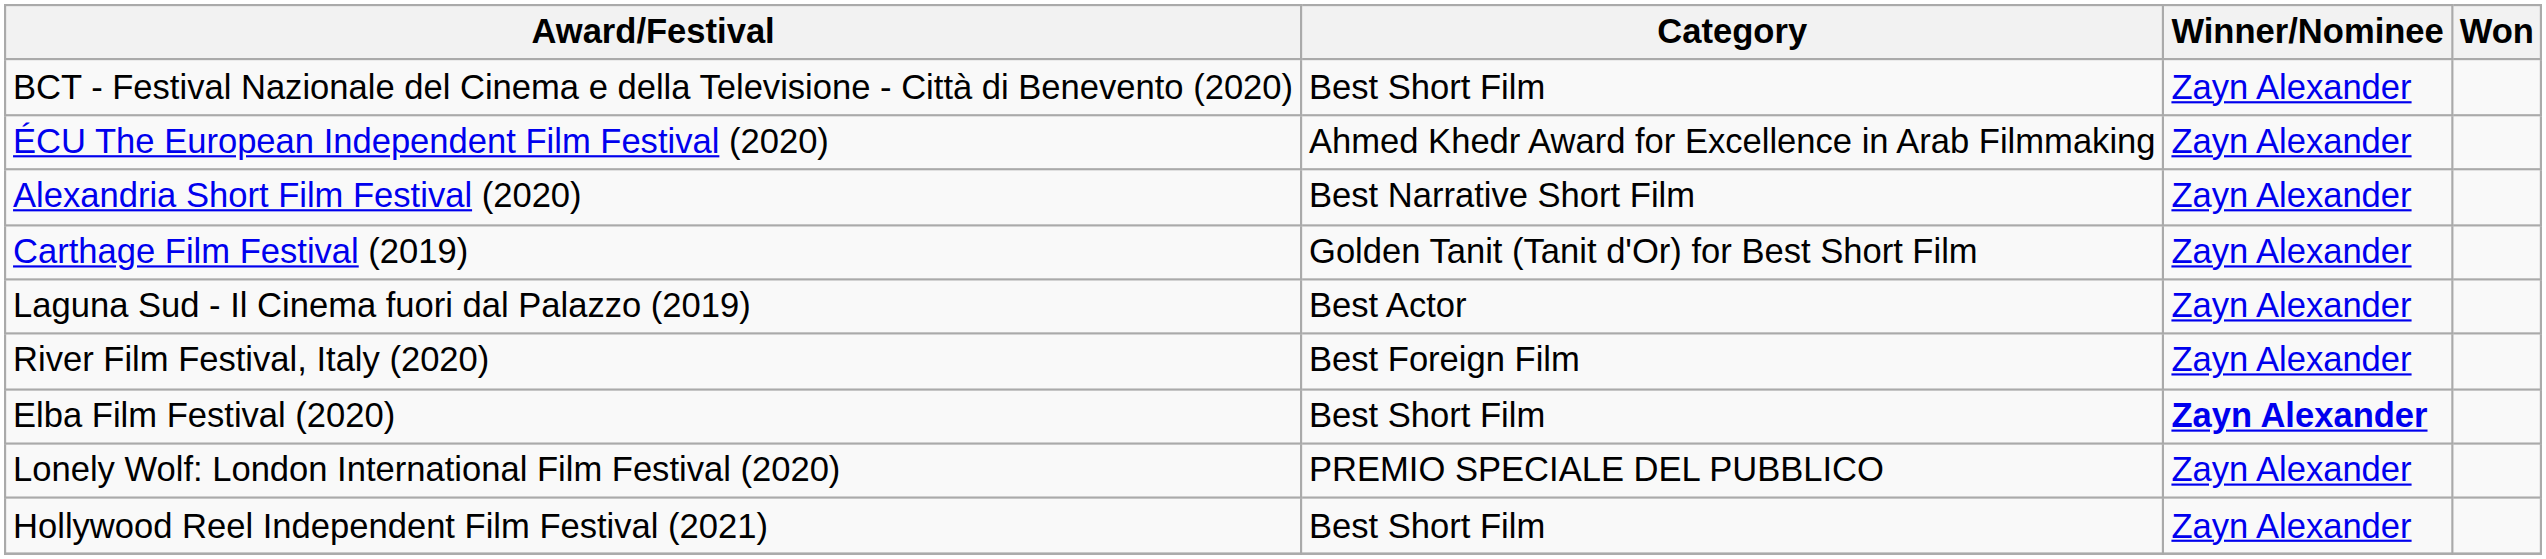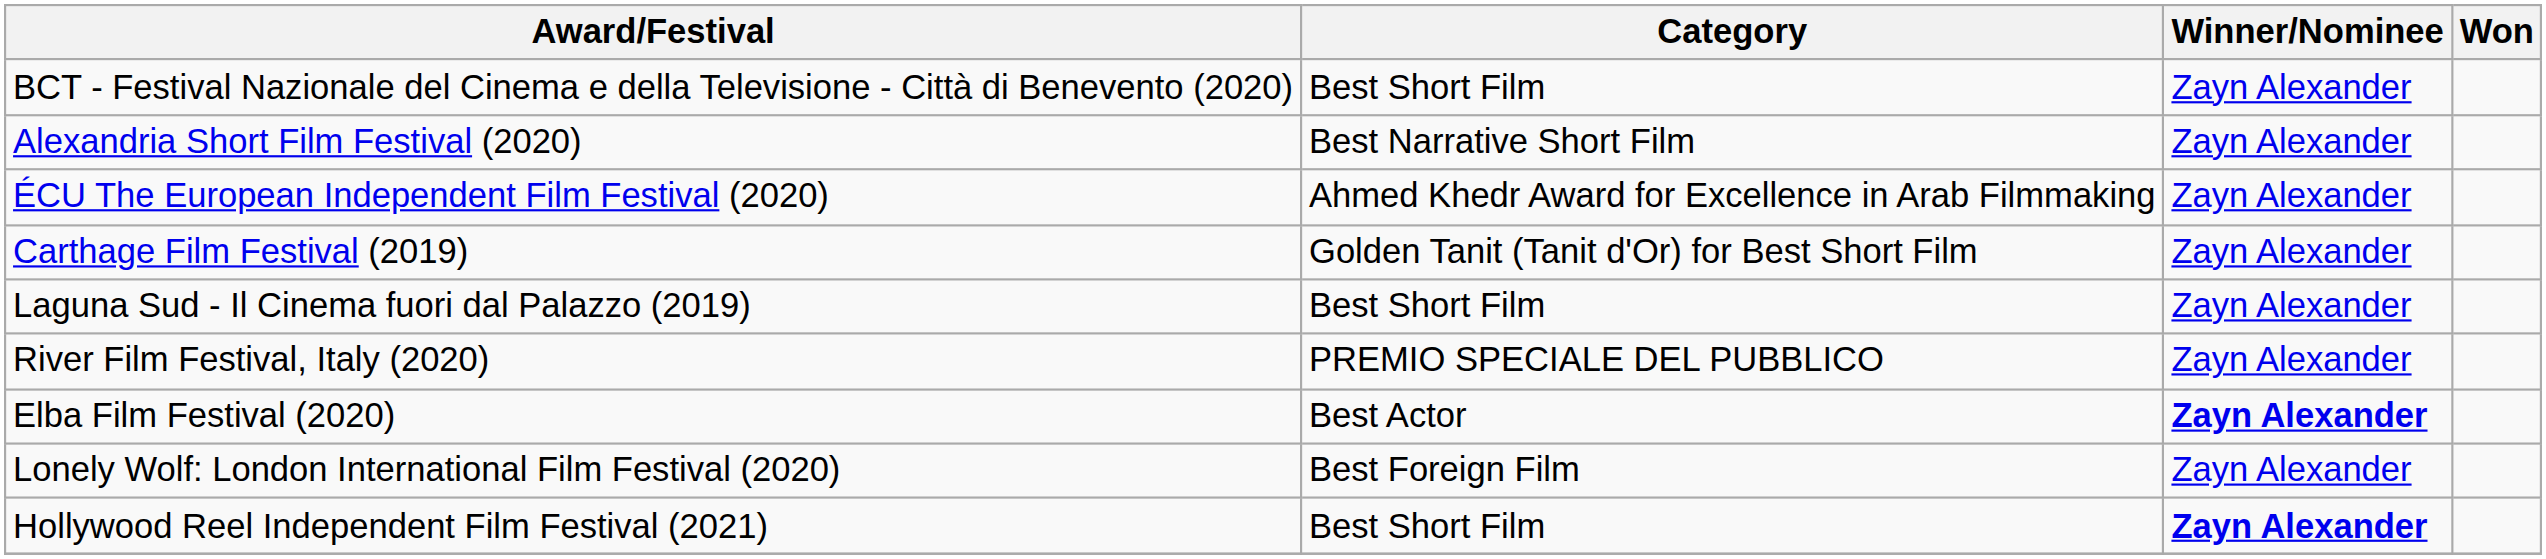rows swapped: (297, 196) <-> (421, 141)
(1388, 305) Best Actor -> (1427, 305) Best Short Film
(1444, 360) Best Foreign Film -> (1596, 360) PREMIO SPECIALE DEL PUBBLICO
(1427, 415) Best Short Film -> (1388, 415) Best Actor
(1596, 470) PREMIO SPECIALE DEL PUBBLICO -> (1444, 470) Best Foreign Film
(2292, 525) normal -> (2299, 525) bold
